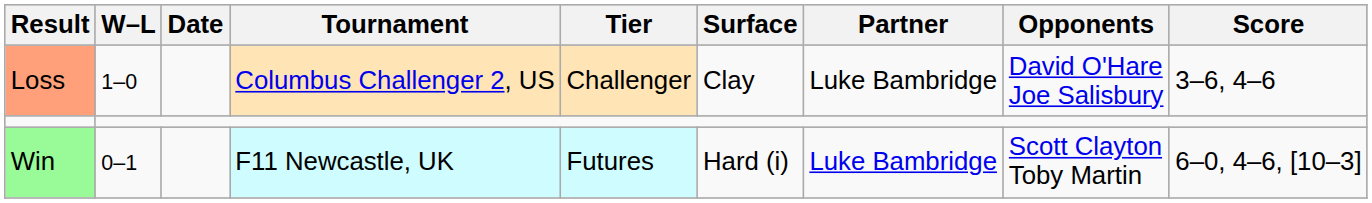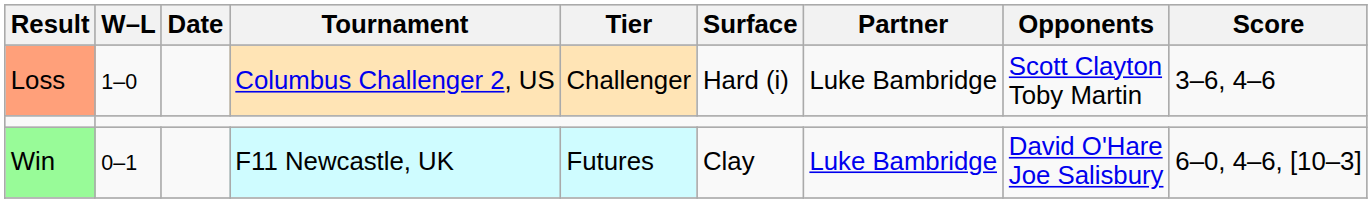(729, 80) Clay -> (746, 80) Hard (i)
(1086, 80) David O'Hare Joe Salisbury -> (1085, 80) Scott Clayton Toby Martin
(746, 161) Hard (i) -> (729, 161) Clay
(1085, 161) Scott Clayton Toby Martin -> (1086, 161) David O'Hare Joe Salisbury
